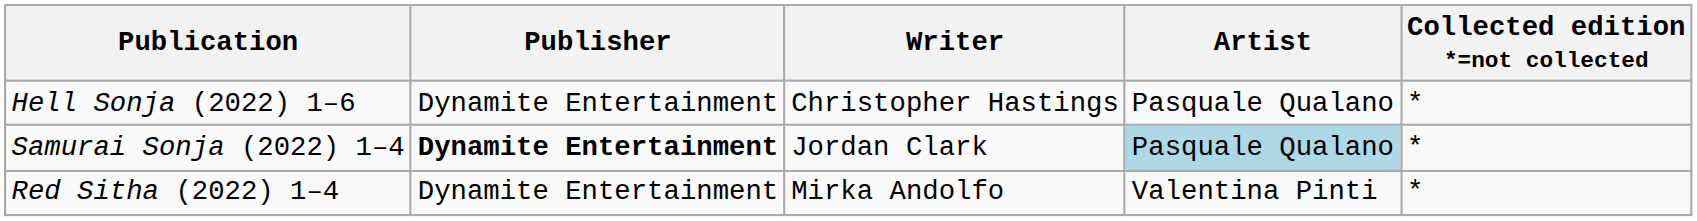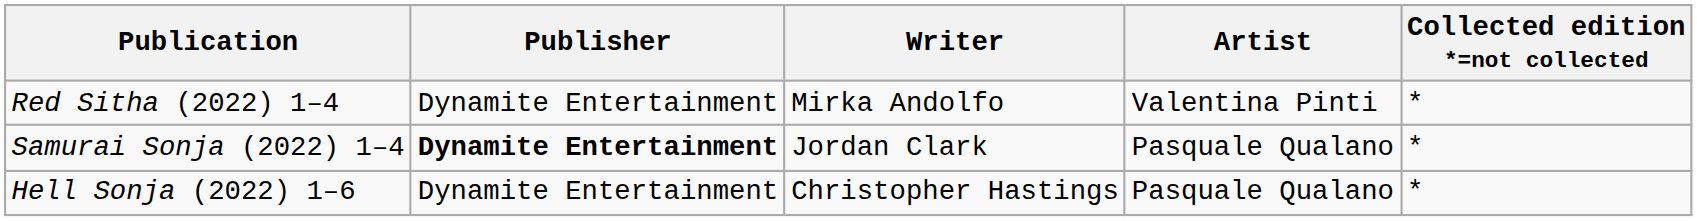rows swapped: (184, 103) <-> (175, 192)
(1263, 148) lightblue background -> (1263, 148) no background
